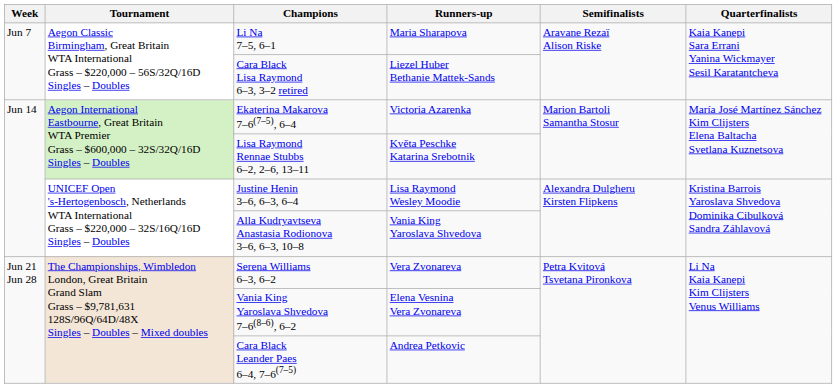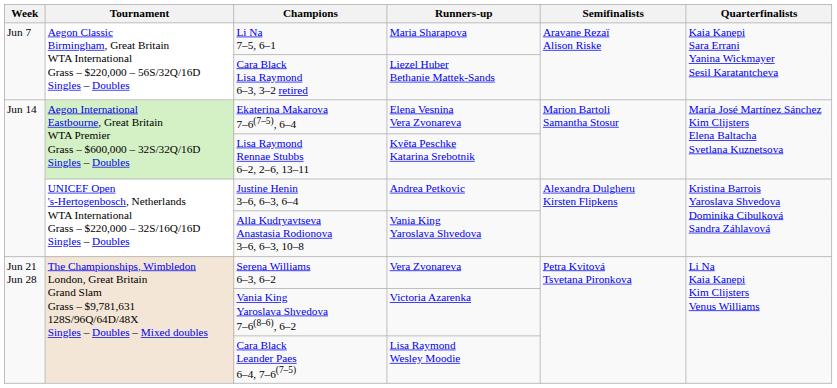(430, 109) Victoria Azarenka -> (425, 116) Elena Vesnina Vera Zvonareva
(425, 195) Lisa Raymond Wesley Moodie -> (427, 188) Andrea Petkovic
(425, 304) Elena Vesnina Vera Zvonareva -> (430, 297) Victoria Azarenka
(427, 345) Andrea Petkovic -> (425, 351) Lisa Raymond Wesley Moodie
